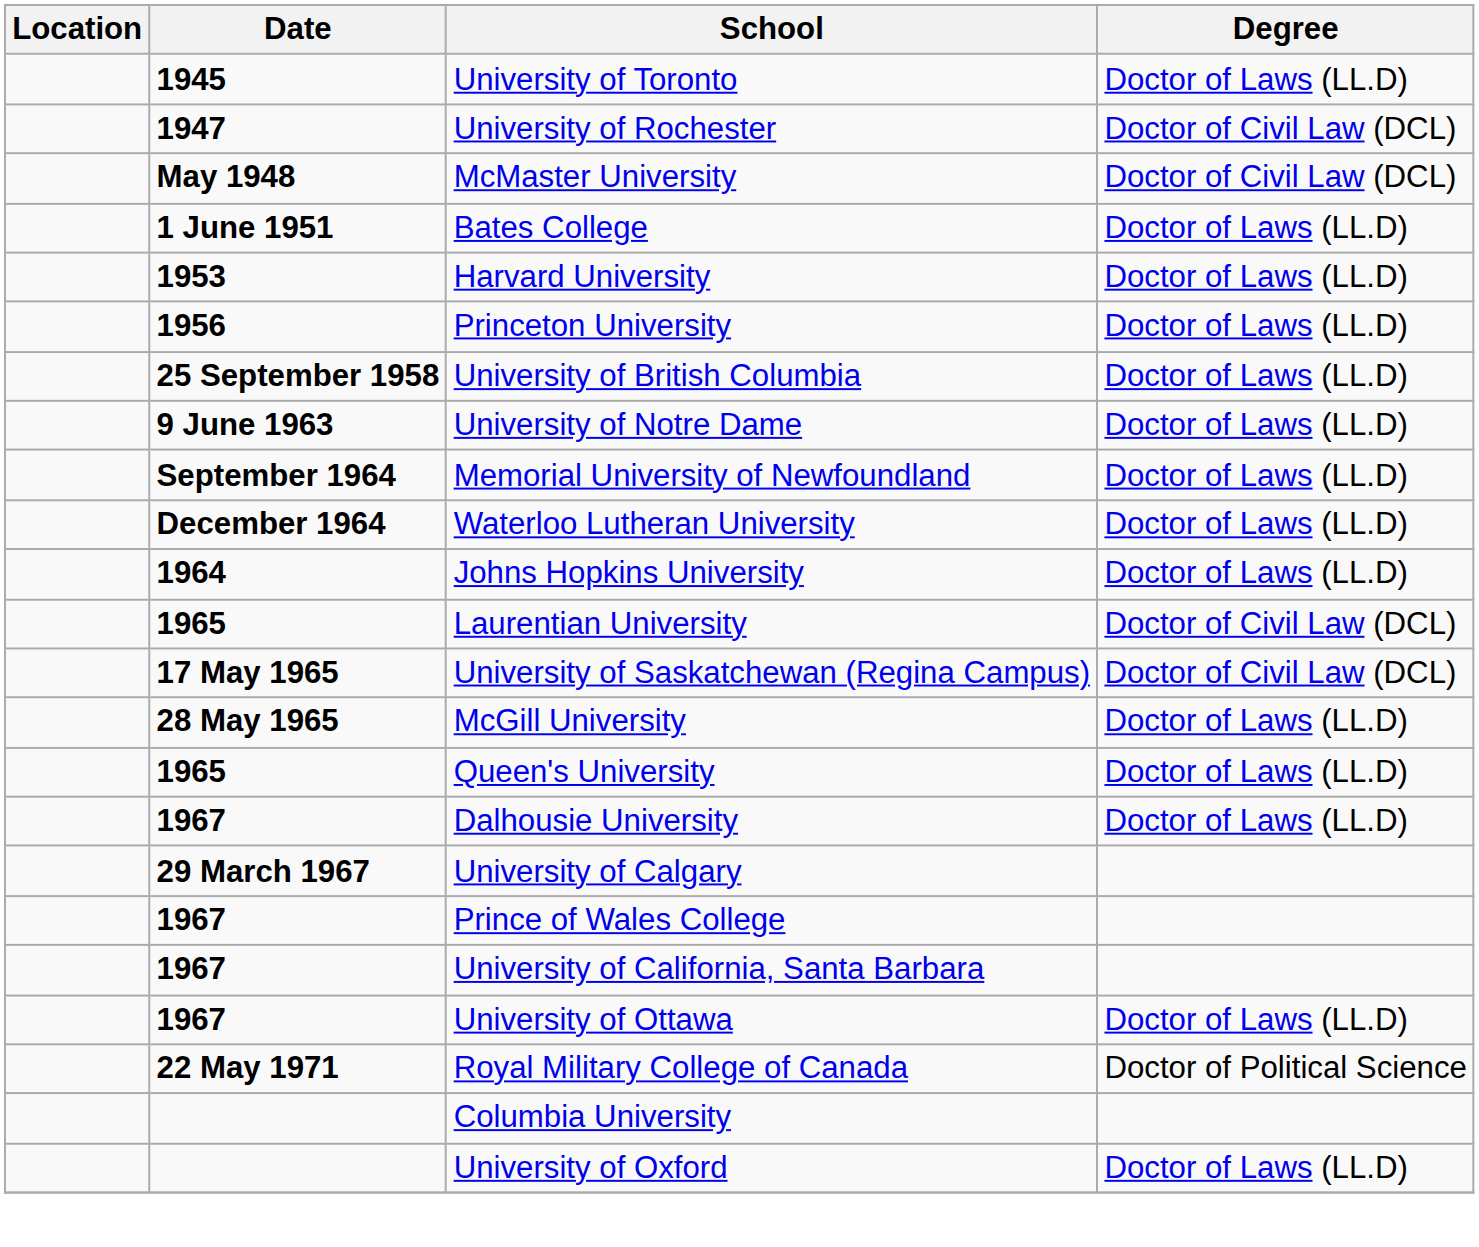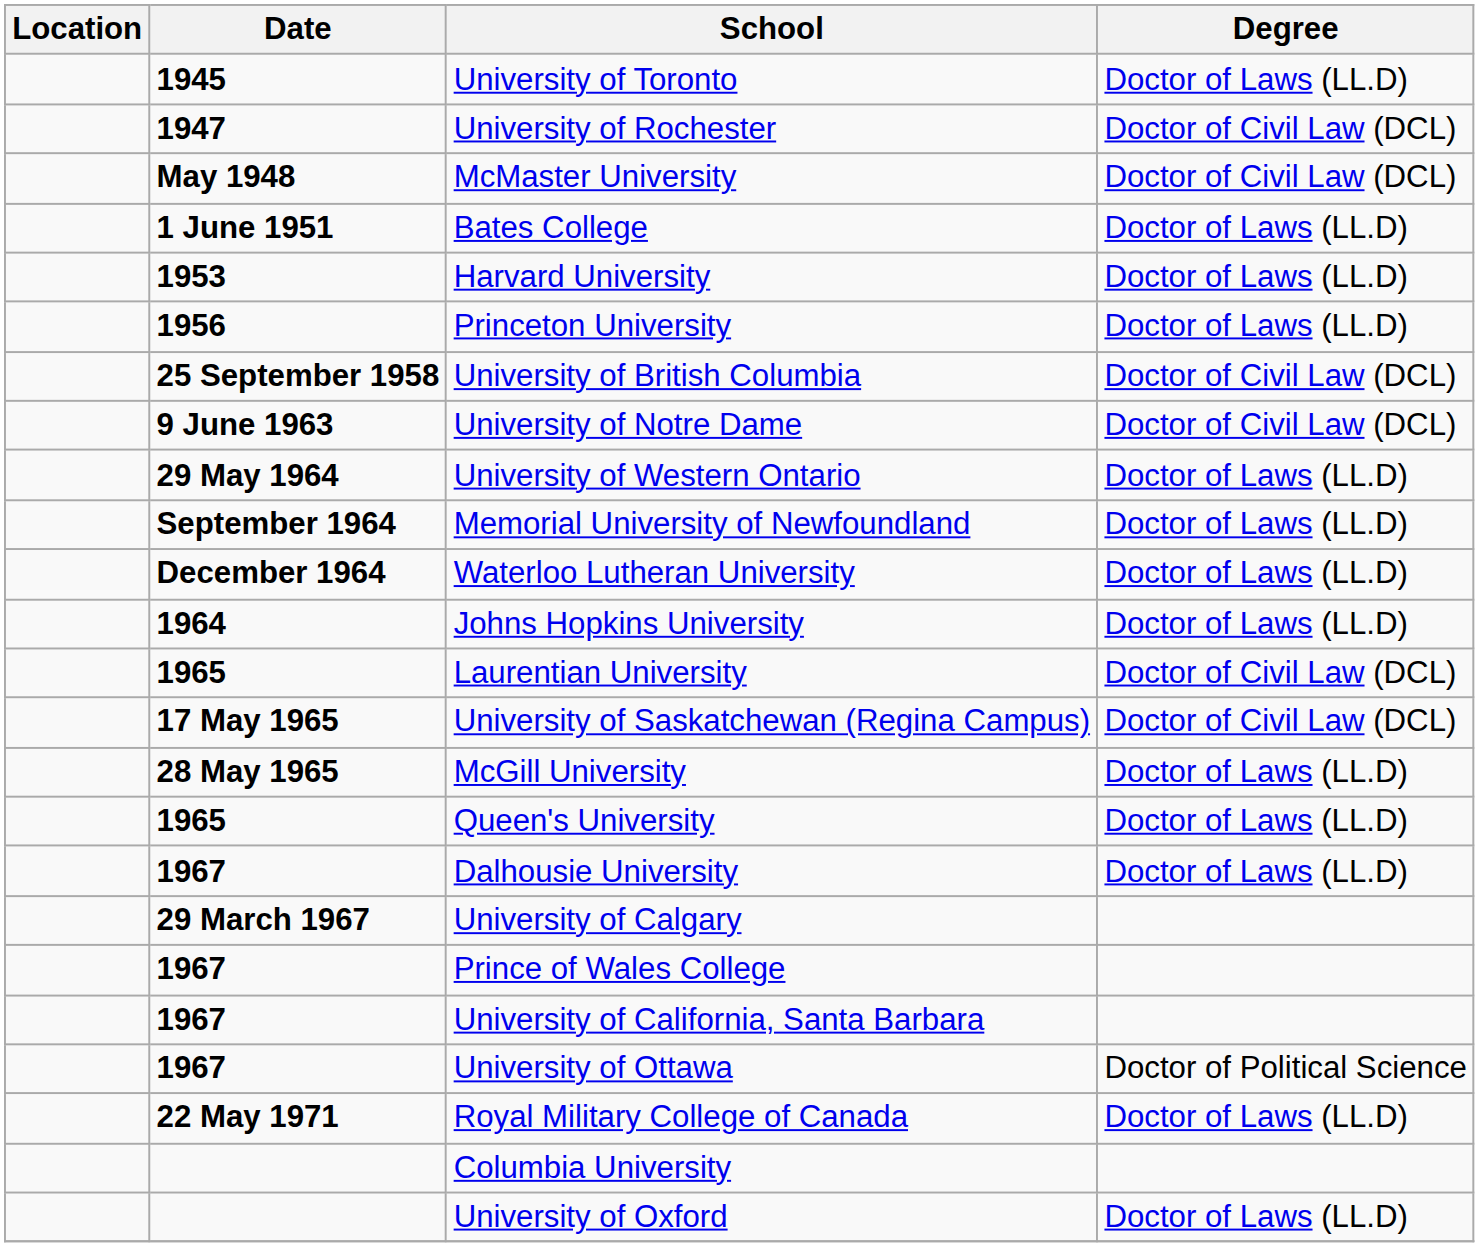(1256, 375) Doctor of Laws (LL.D) -> (1280, 375) Doctor of Civil Law (DCL)
(1256, 425) Doctor of Laws (LL.D) -> (1280, 425) Doctor of Civil Law (DCL)
+ row: (657, 474)
(1256, 1018) Doctor of Laws (LL.D) -> (1286, 1068) Doctor of Political Science
(1286, 1068) Doctor of Political Science -> (1256, 1117) Doctor of Laws (LL.D)
